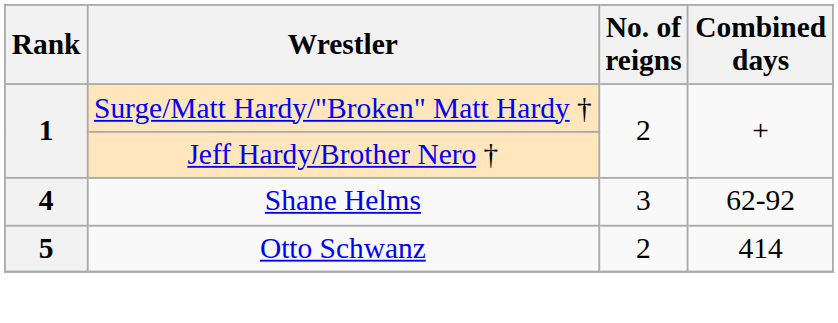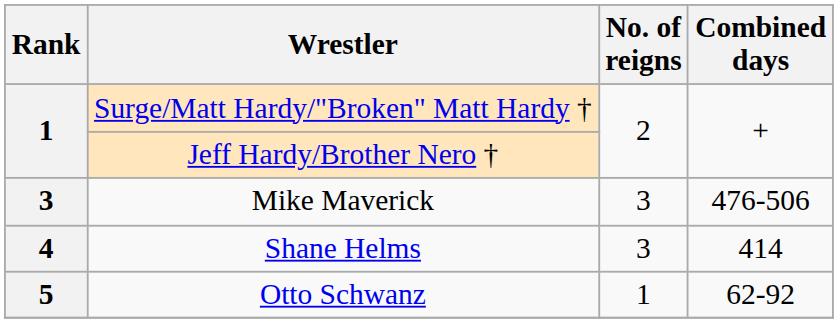+ row: (343, 201)
(761, 201) 62-92 -> (761, 247) 414
(643, 247) 2 -> (643, 294) 1
(761, 247) 414 -> (761, 294) 62-92
